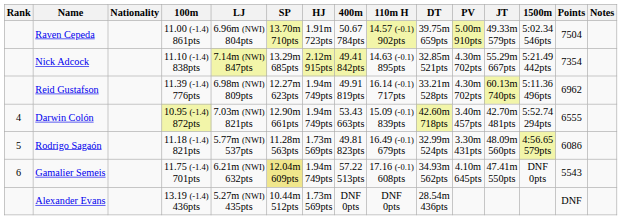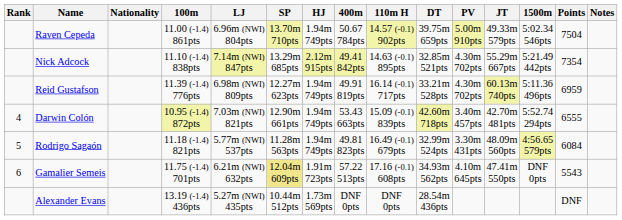(319, 34) 1.91m 723pts -> (319, 34) 1.94m 749pts
(572, 90) 6962 -> (572, 90) 6959
(319, 145) 1.73m 569pts -> (319, 145) 1.94m 749pts
(572, 145) 6086 -> (572, 145) 6084
(319, 173) 1.94m 749pts -> (319, 173) 1.91m 723pts
